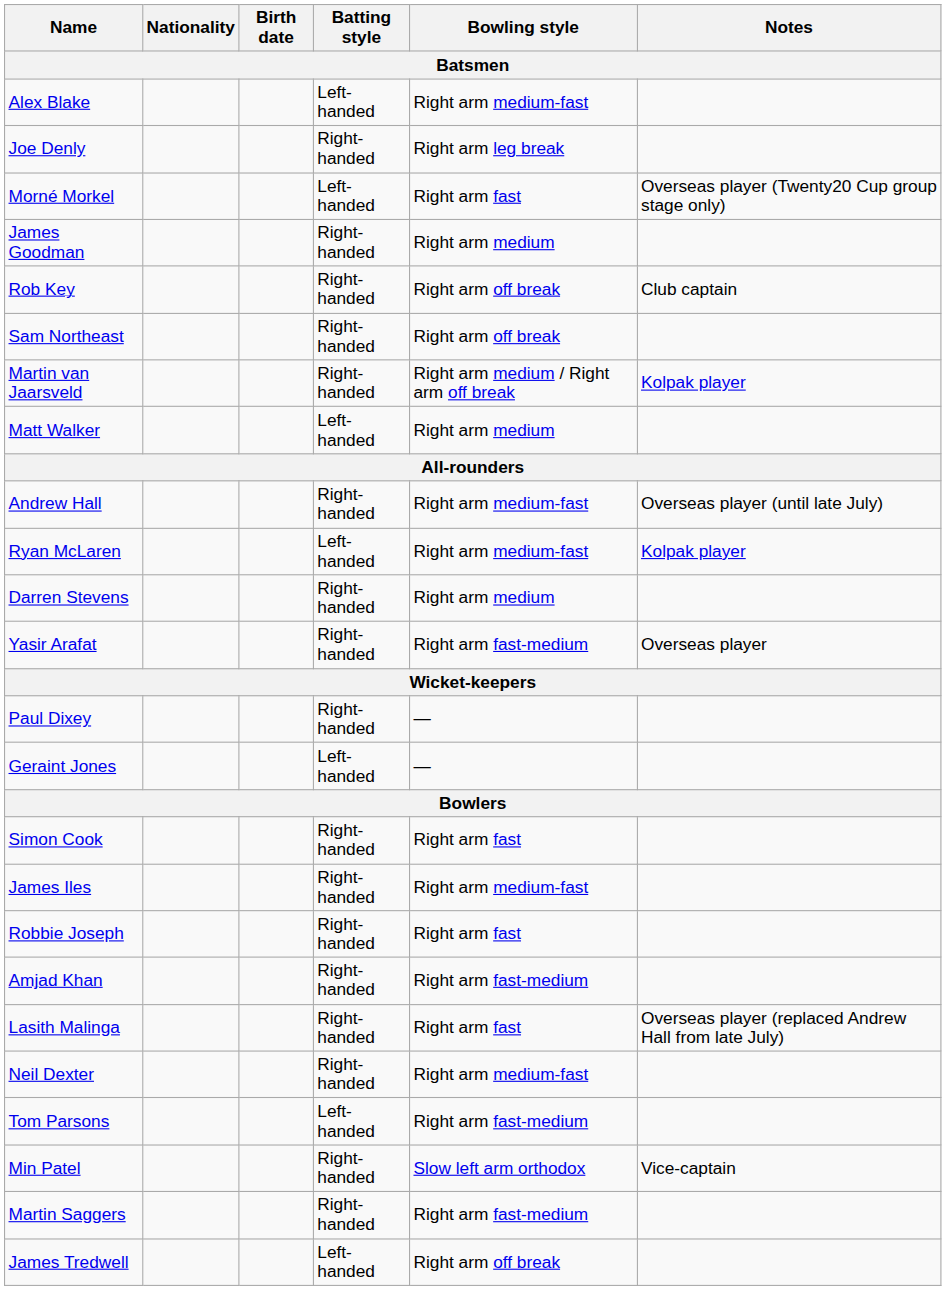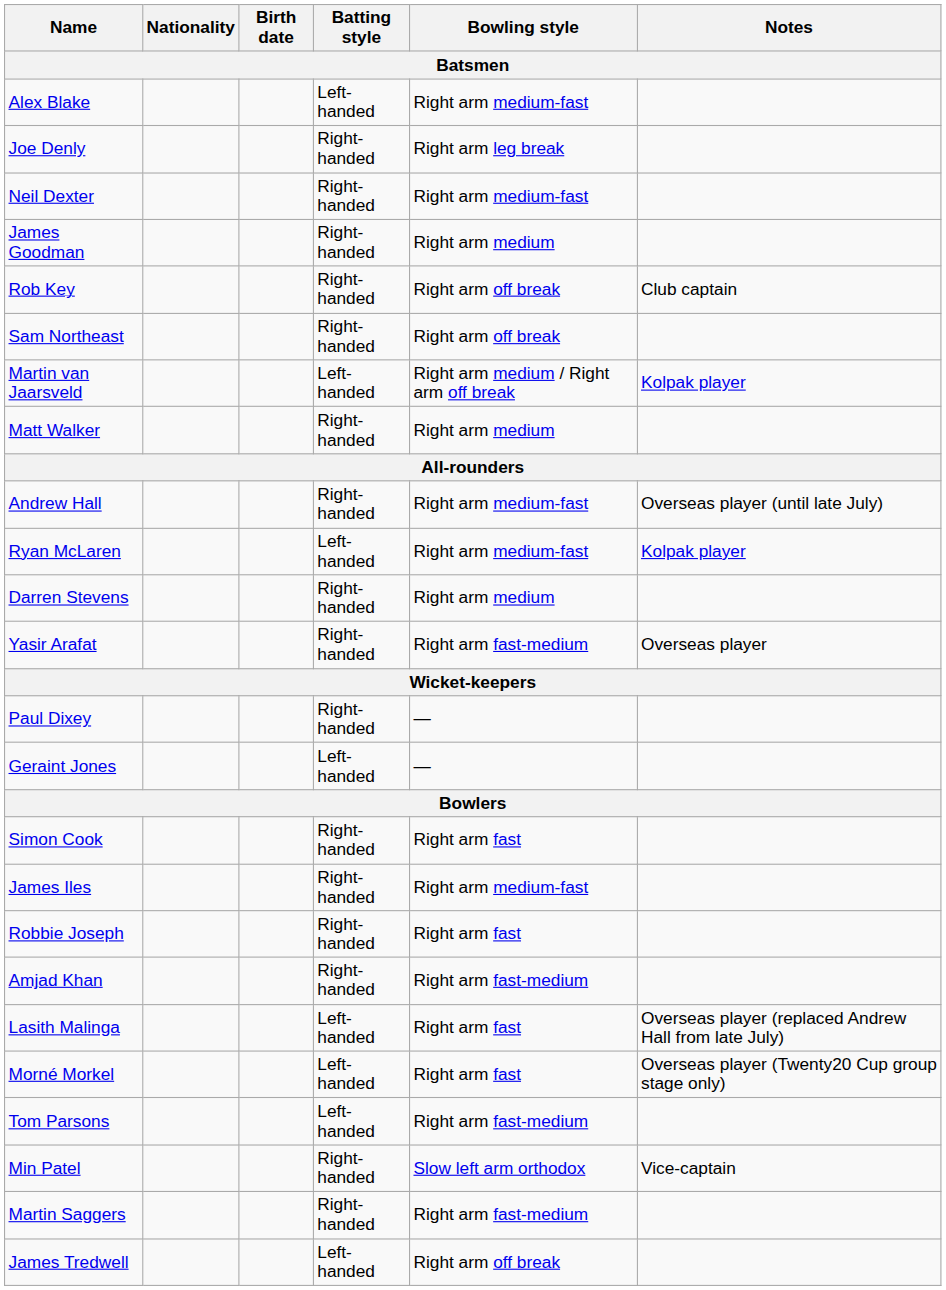rows swapped: (51, 1074) <-> (61, 195)
(346, 383) Right-handed -> (346, 383) Left-handed
(346, 430) Left-handed -> (346, 430) Right-handed
(346, 1027) Right-handed -> (346, 1027) Left-handed
